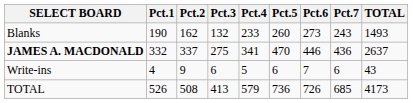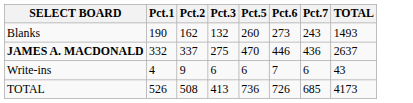- column: (254, 13)
